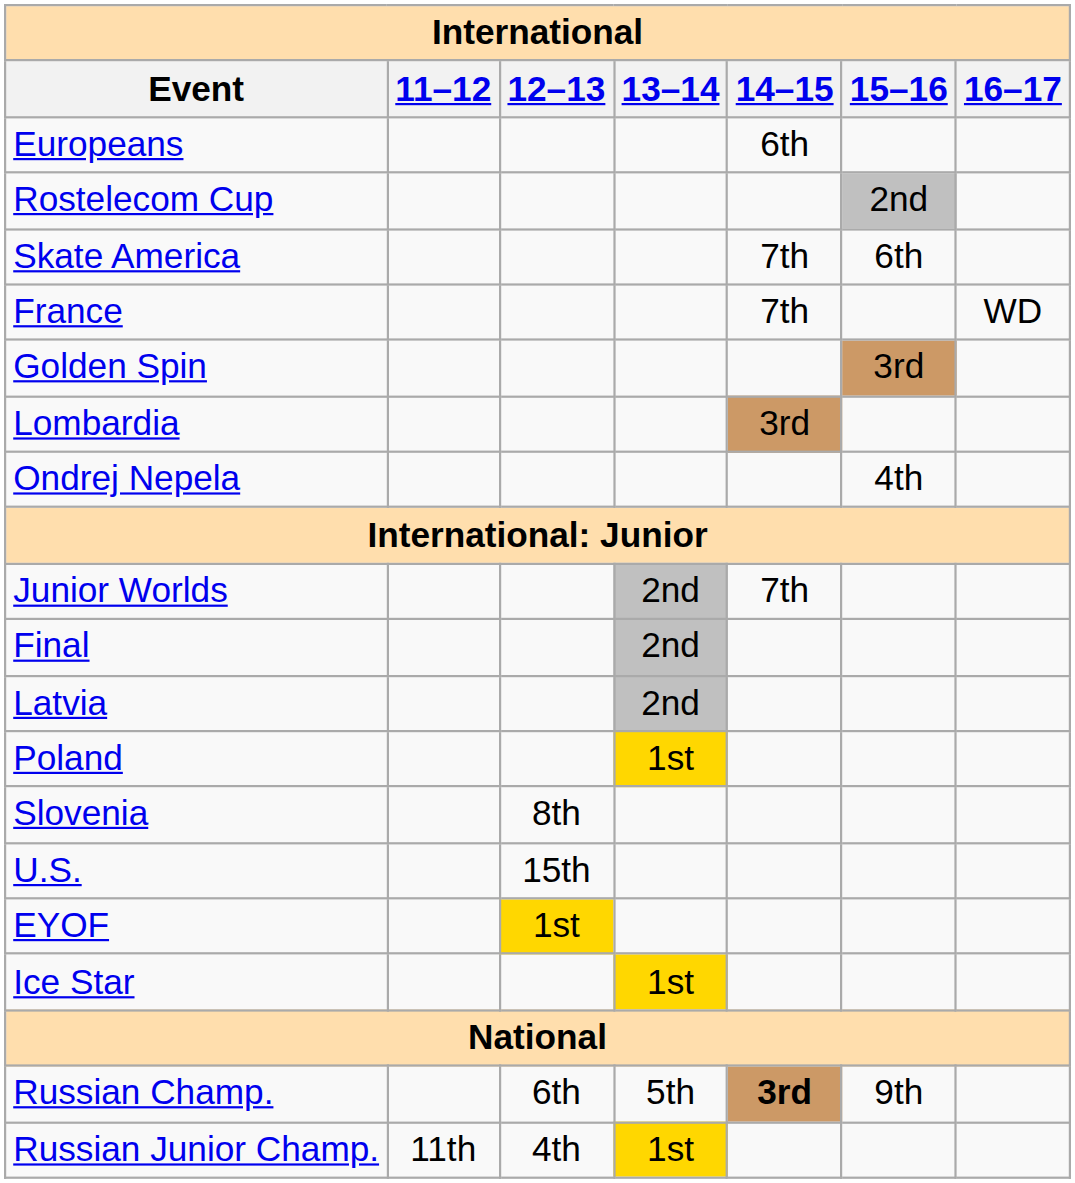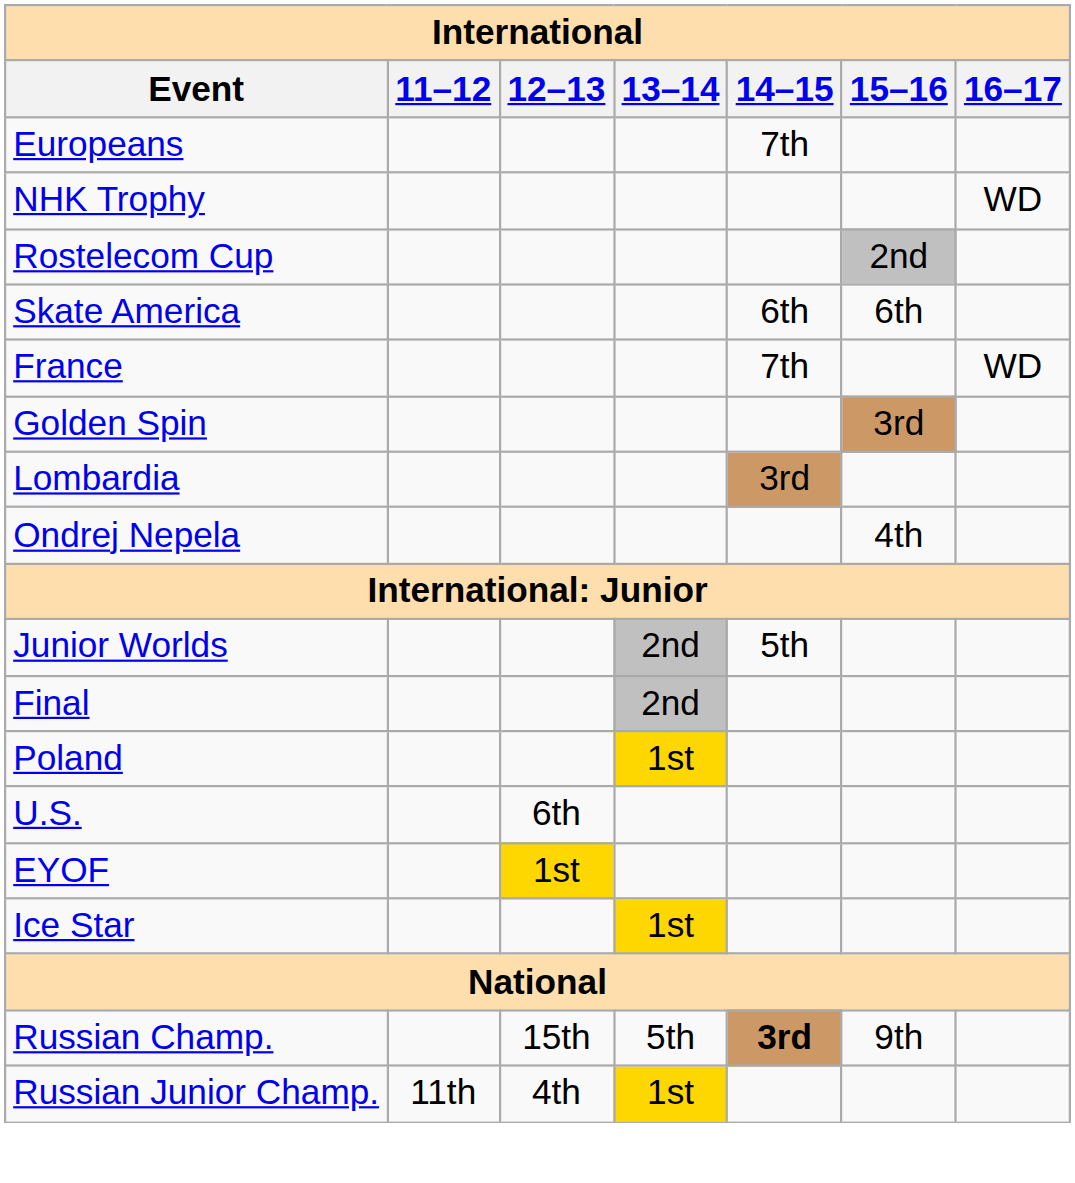(785, 144) 6th -> (785, 144) 7th
+ row: (109, 199)
(785, 255) 7th -> (785, 311) 6th
(785, 590) 7th -> (785, 646) 5th
- row: (60, 702)
- row: (81, 813)
(556, 869) 15th -> (556, 813) 6th
(556, 1093) 6th -> (556, 1037) 15th
